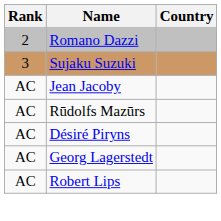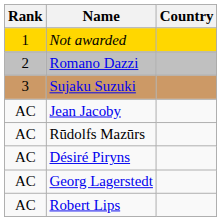+ row: (88, 39)
